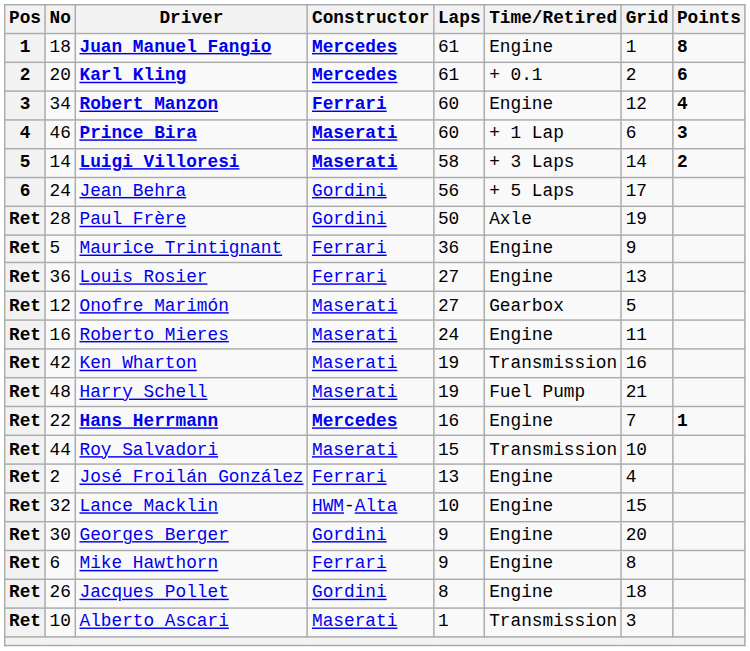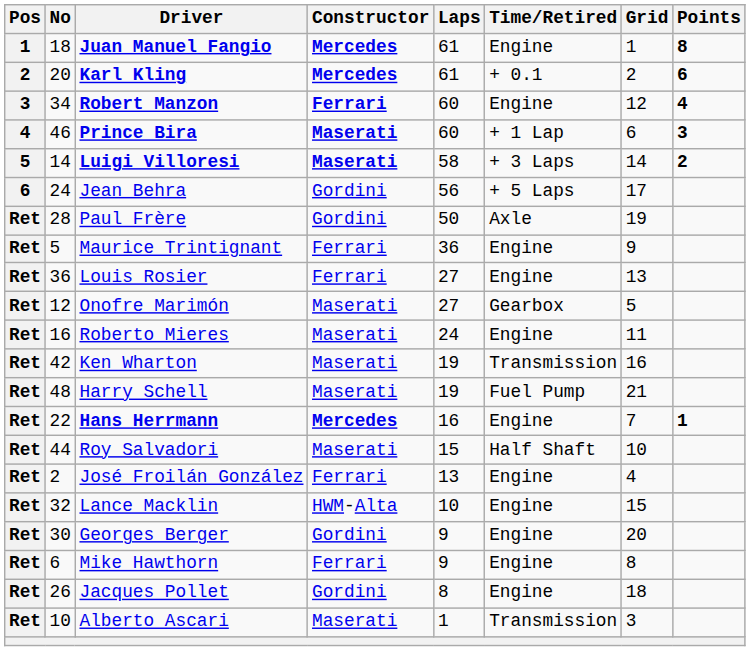(553, 450) Transmission -> (542, 450) Half Shaft
